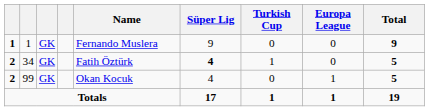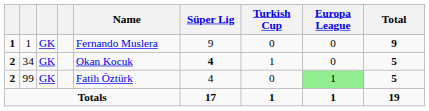(104, 61) Fatih Öztürk -> (104, 61) Okan Kocuk
(104, 79) Okan Kocuk -> (104, 79) Fatih Öztürk
(333, 79) no background -> (333, 79) lightgreen background
